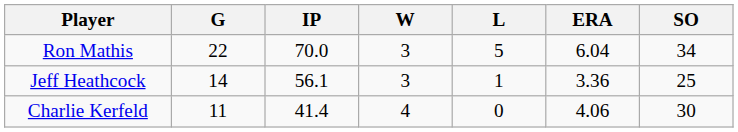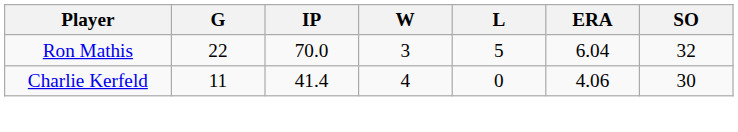(686, 50) 34 -> (686, 50) 32
- row: (88, 80)
